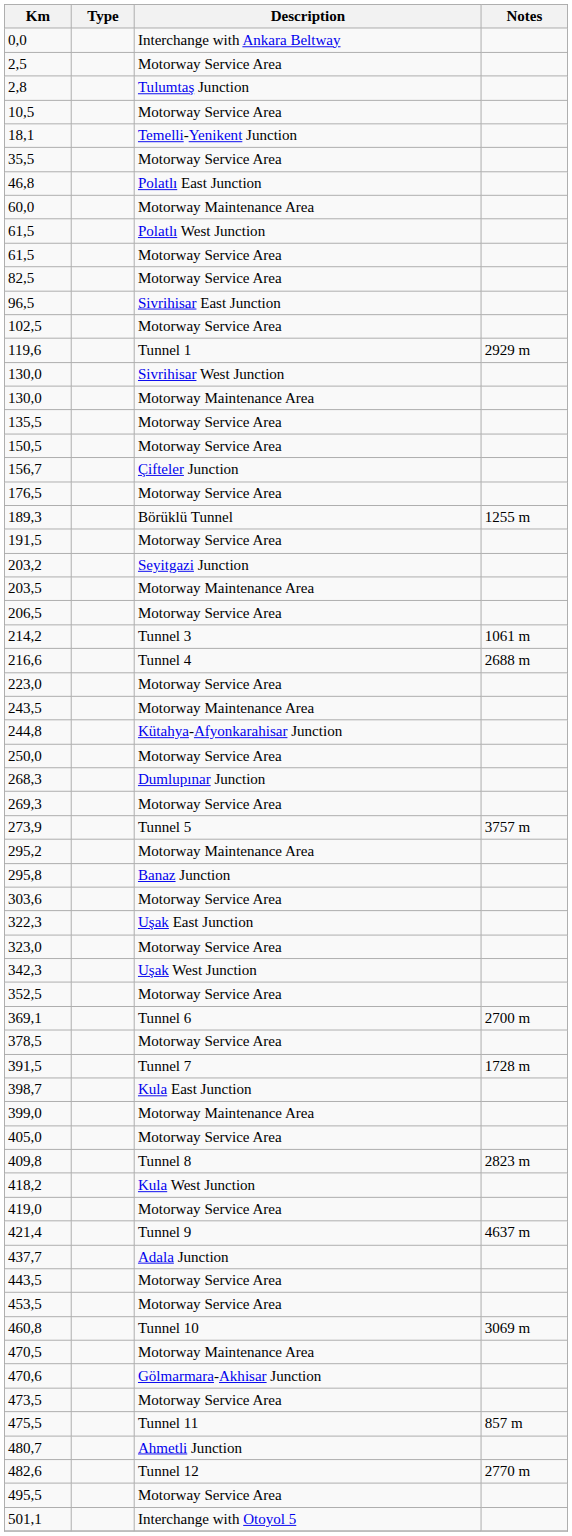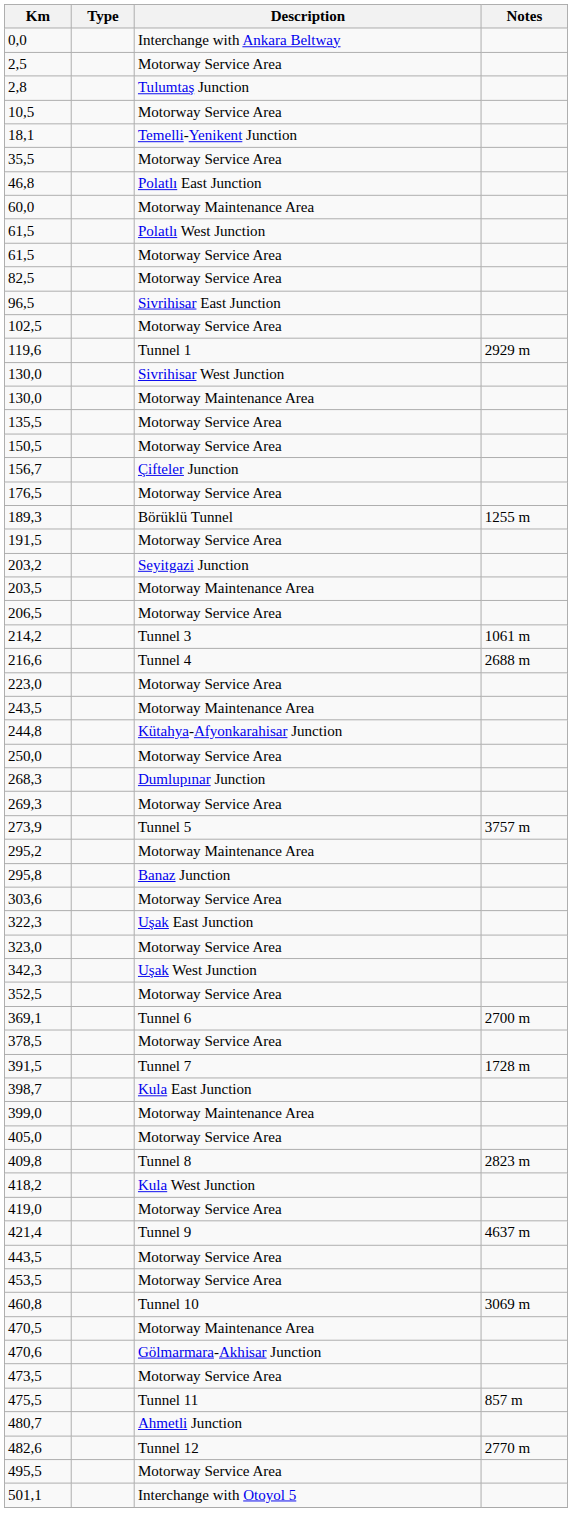- row: (25, 1256)
